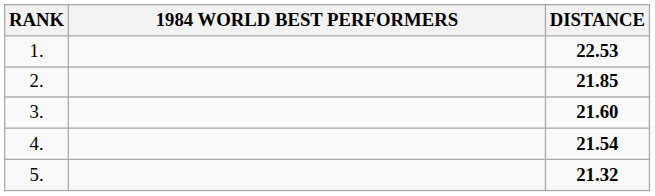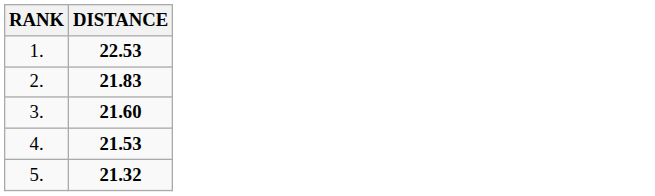- column: (307, 20)
(597, 82) 21.85 -> (121, 82) 21.83
(597, 143) 21.54 -> (121, 143) 21.53
